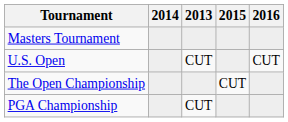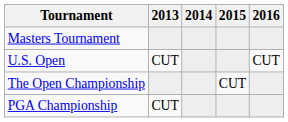columns swapped: (199, 15) <-> (165, 15)
